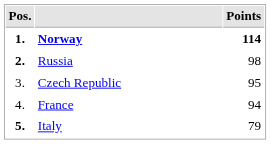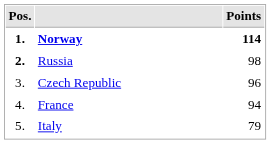(255, 82) 95 -> (255, 82) 96
(20, 126) bold -> (20, 126) normal
